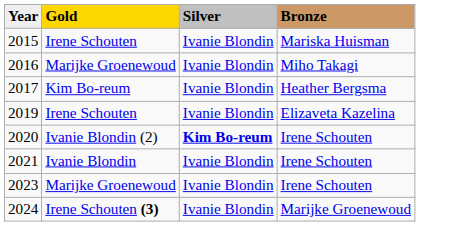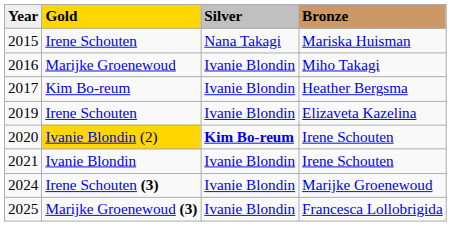(228, 40) Ivanie Blondin -> (243, 40) Nana Takagi
(102, 137) no background -> (102, 137) gold background
- row: (23, 185)
+ row: (23, 209)
